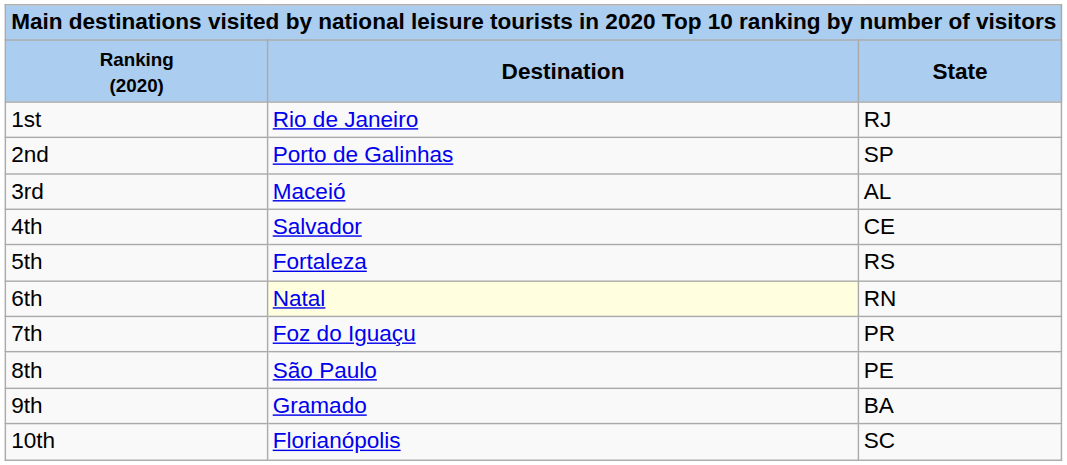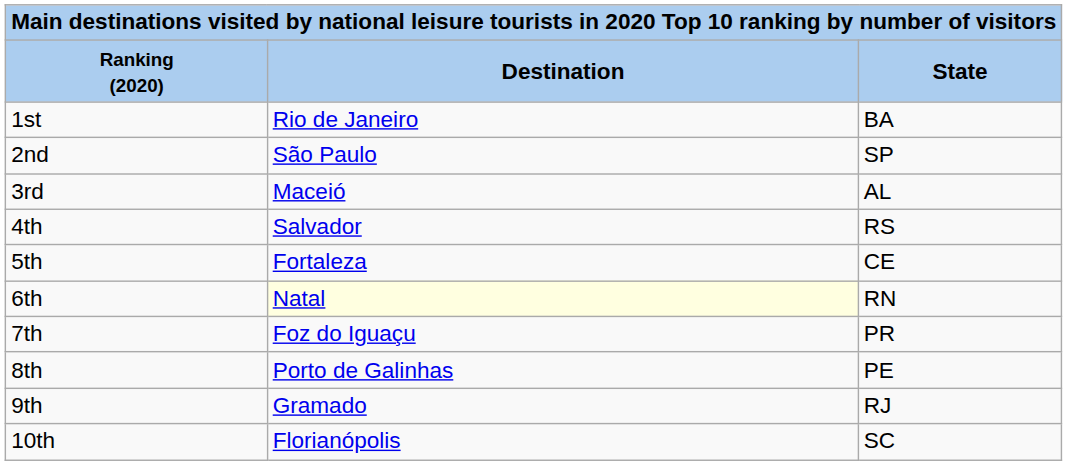(878, 119) RJ -> (879, 119) BA
(363, 155) Porto de Galinhas -> (325, 155) São Paulo
(879, 226) CE -> (879, 226) RS
(879, 262) RS -> (879, 262) CE
(325, 369) São Paulo -> (363, 369) Porto de Galinhas
(879, 405) BA -> (878, 405) RJ
